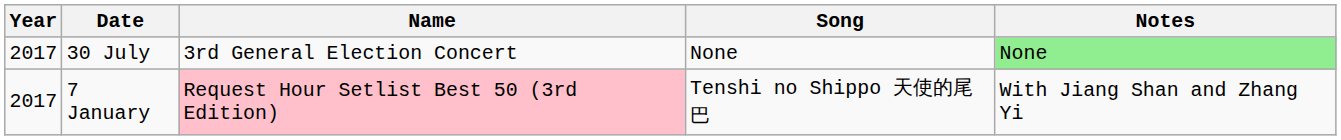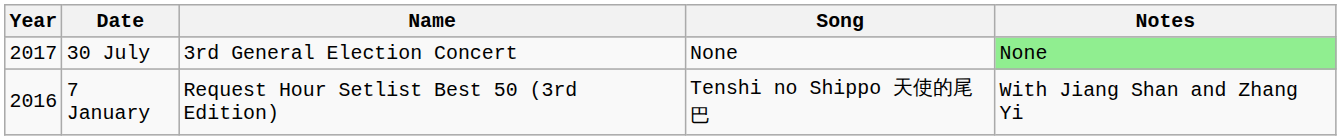(33, 102) 2017 -> (33, 102) 2016
(380, 102) pink background -> (380, 102) no background
